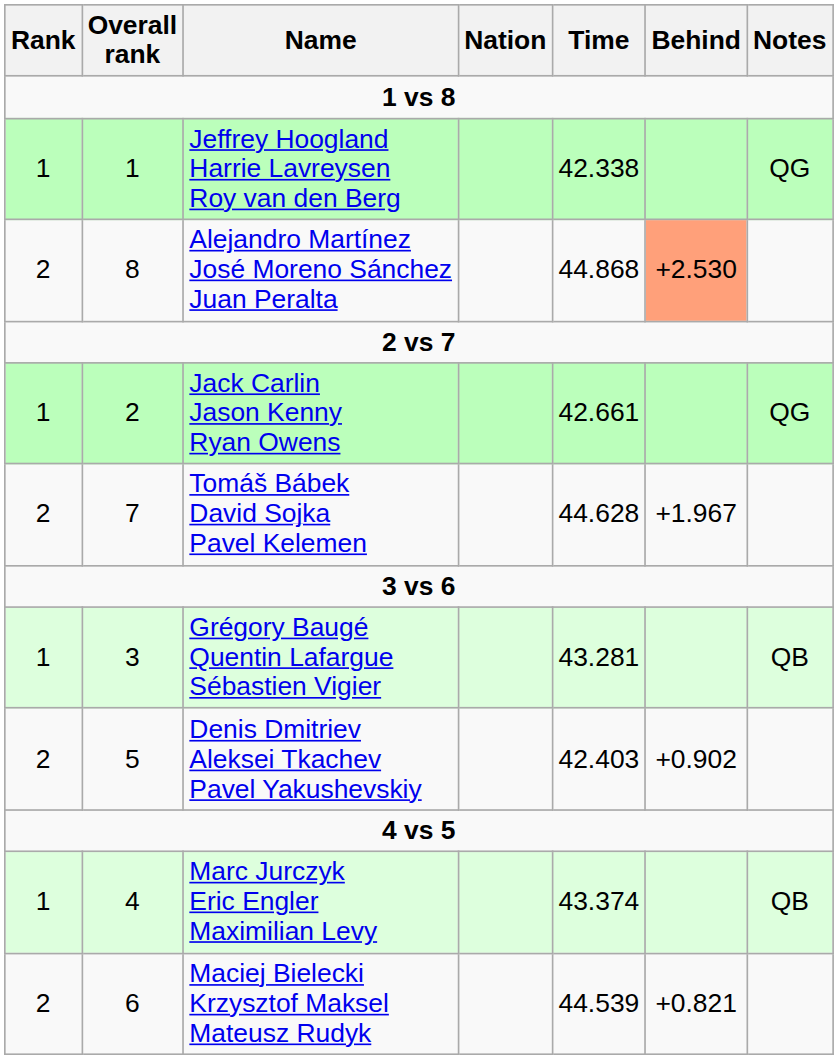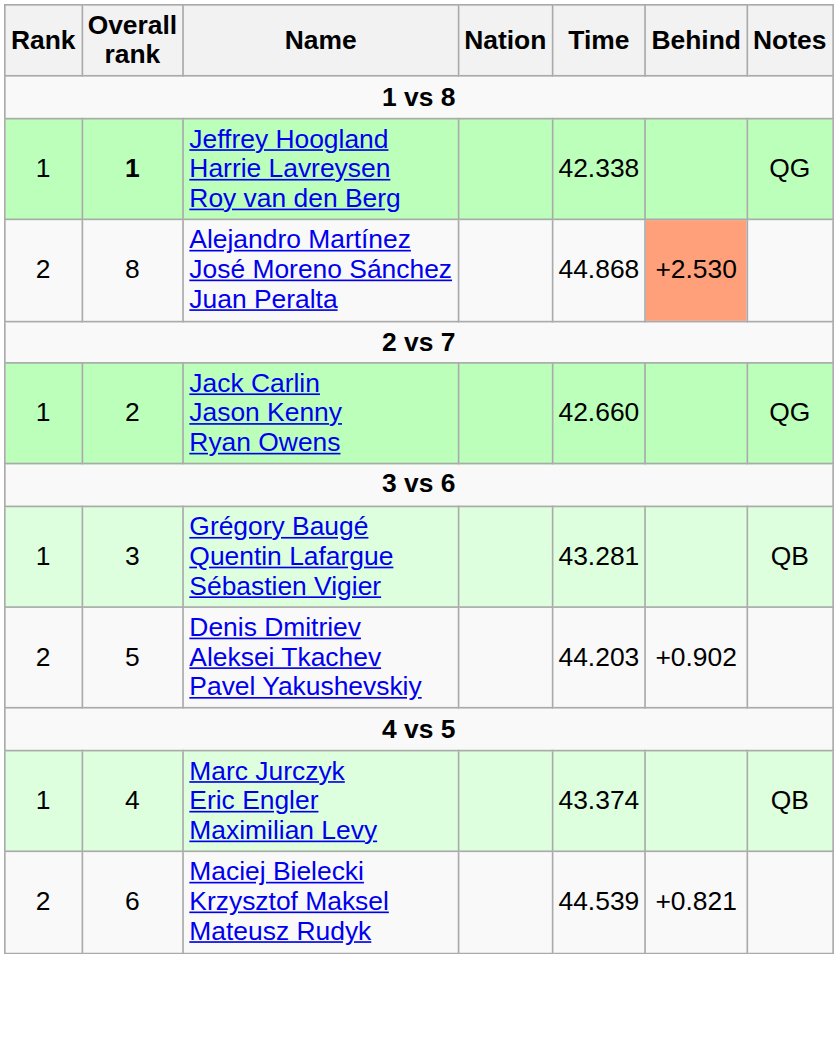(132, 168) normal -> (132, 168) bold
(599, 412) 42.661 -> (599, 412) 42.660
- row: (278, 514)
(599, 758) 42.403 -> (599, 657) 44.203
